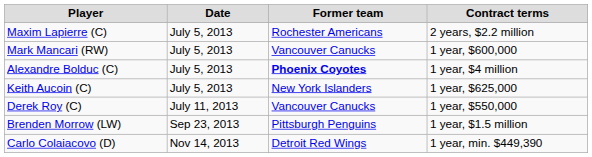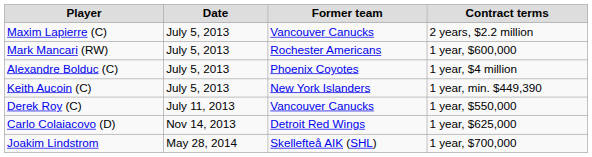(327, 32) Rochester Americans -> (322, 32) Vancouver Canucks
(323, 50) Vancouver Canucks -> (326, 50) Rochester Americans
(319, 69) bold -> (314, 69) normal
(474, 87) 1 year, $625,000 -> (486, 87) 1 year, min. $449,390
- row: (64, 124)
(486, 143) 1 year, min. $449,390 -> (473, 124) 1 year, $625,000
+ row: (53, 143)
